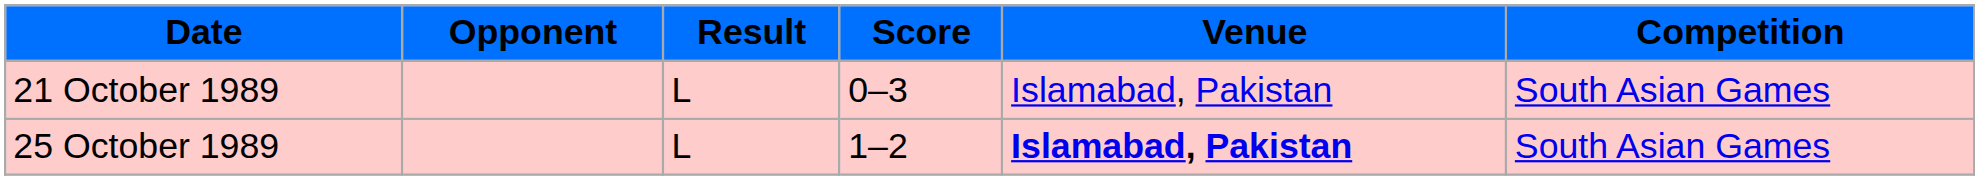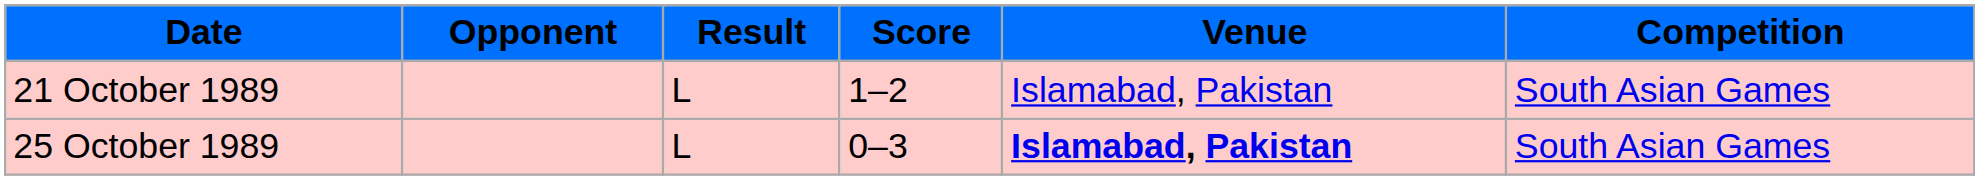(878, 89) 0–3 -> (878, 89) 1–2
(878, 145) 1–2 -> (878, 145) 0–3
